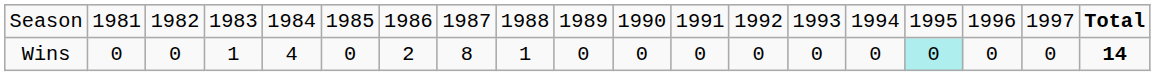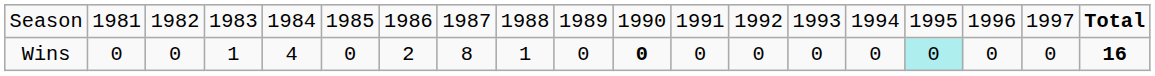(642, 54) normal -> (642, 54) bold
(1115, 54) 14 -> (1115, 54) 16
